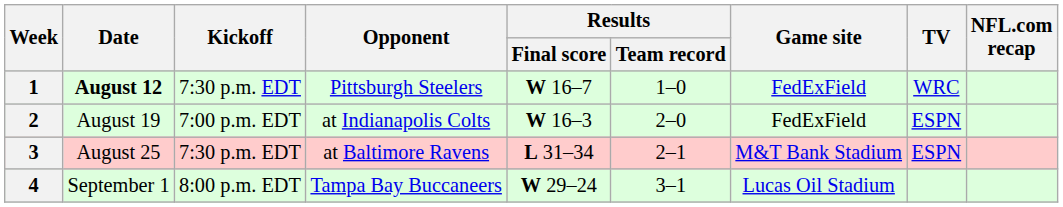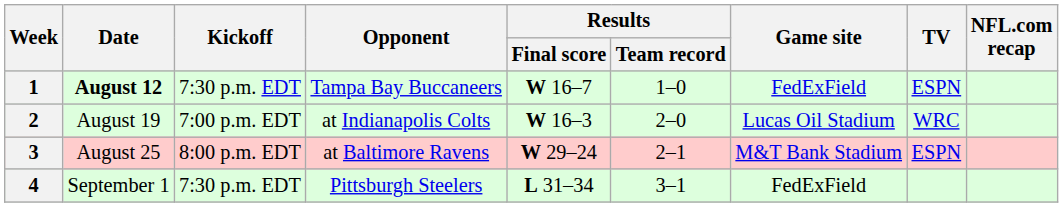(406, 86) Pittsburgh Steelers -> (406, 86) Tampa Bay Buccaneers
(936, 86) WRC -> (936, 86) ESPN
(819, 119) FedExField -> (819, 119) Lucas Oil Stadium
(936, 119) ESPN -> (936, 119) WRC
(240, 152) 7:30 p.m. EDT -> (240, 152) 8:00 p.m. EDT
(559, 152) L 31–34 -> (559, 152) W 29–24
(240, 185) 8:00 p.m. EDT -> (240, 185) 7:30 p.m. EDT
(406, 185) Tampa Bay Buccaneers -> (406, 185) Pittsburgh Steelers
(559, 185) W 29–24 -> (559, 185) L 31–34
(819, 185) Lucas Oil Stadium -> (819, 185) FedExField
